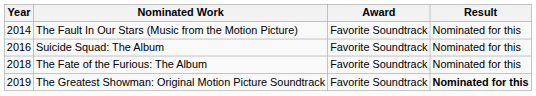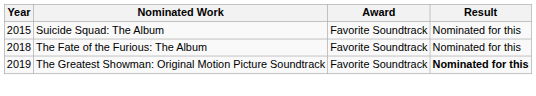- row: (167, 30)
(19, 47) 2016 -> (19, 30) 2015
